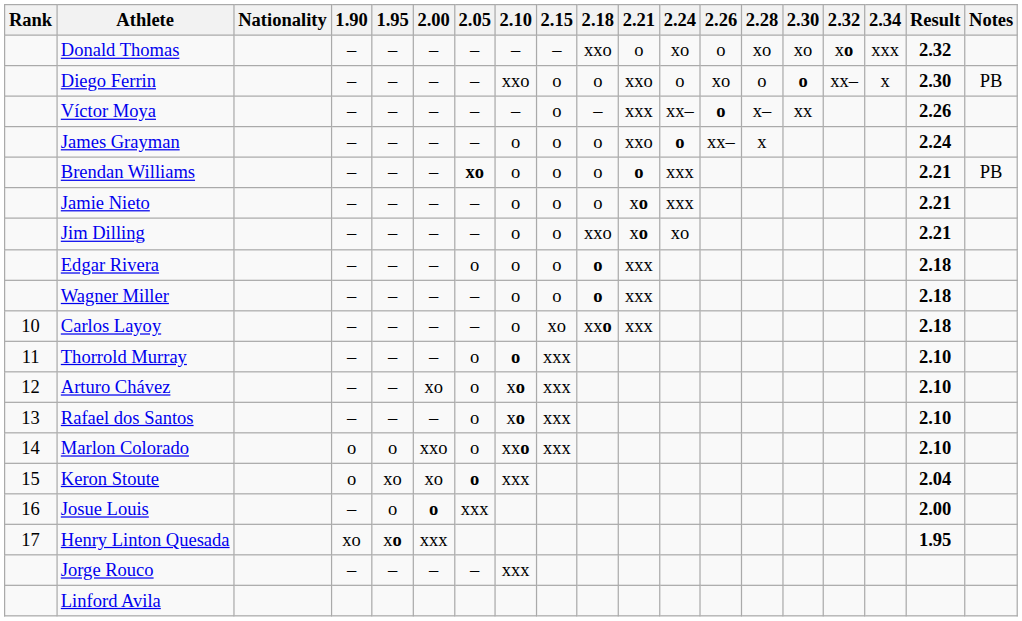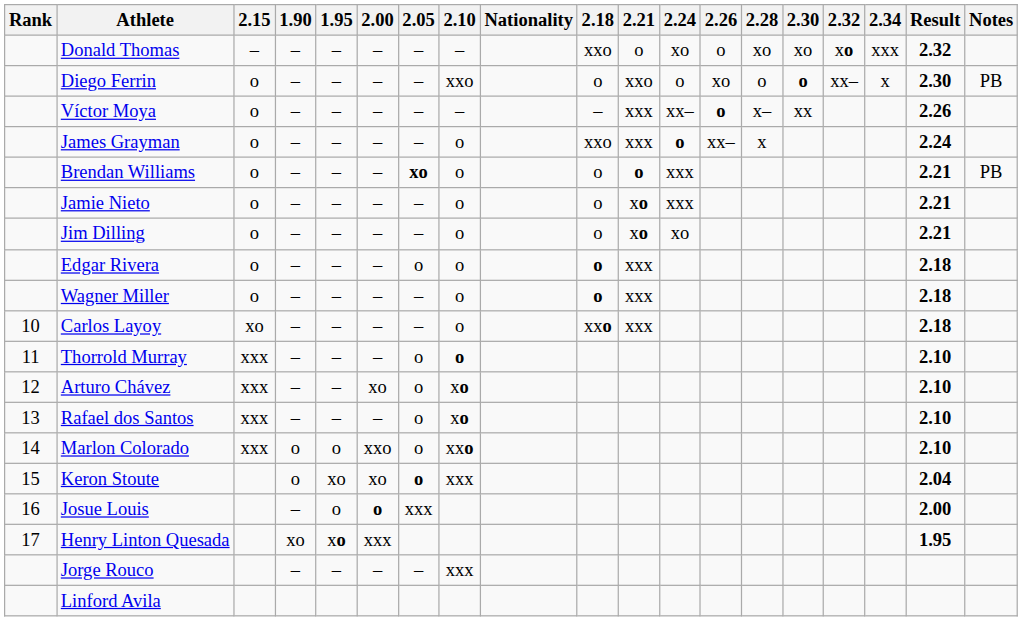columns swapped: (282, 19) <-> (557, 19)
(598, 142) o -> (598, 142) xxo
(639, 142) xxo -> (639, 142) xxx
(598, 234) xxo -> (598, 234) o
